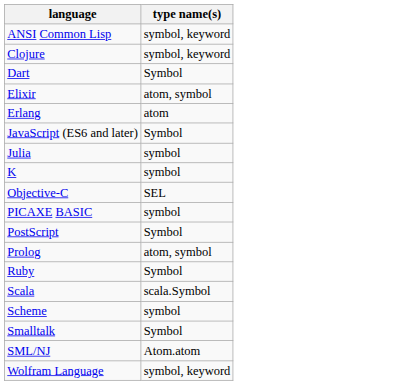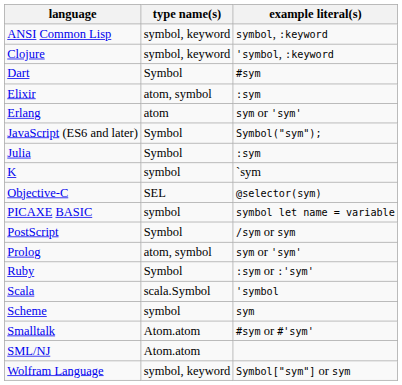+ column: (315, 14)
(162, 152) symbol -> (163, 152) Symbol
(163, 331) Symbol -> (172, 331) Atom.atom
